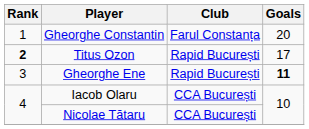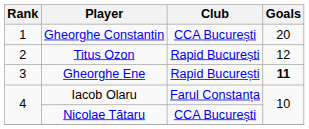(215, 34) Farul Constanța -> (215, 34) CCA București
(23, 54) bold -> (23, 54) normal
(283, 54) 17 -> (283, 54) 12
(215, 94) CCA București -> (215, 94) Farul Constanța
